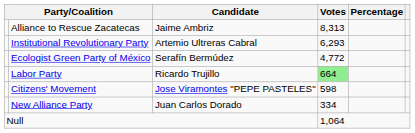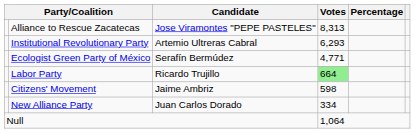(184, 27) Jaime Ambriz -> (235, 27) Jose Viramontes "PEPE PASTELES"
(332, 58) 4,772 -> (332, 58) 4,771
(235, 89) Jose Viramontes "PEPE PASTELES" -> (184, 89) Jaime Ambriz
